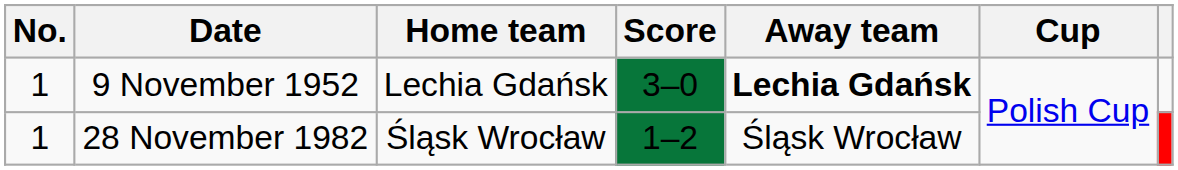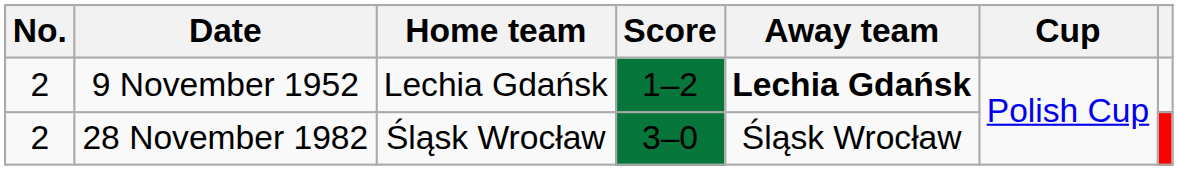(40, 84) 1 -> (40, 84) 2
(670, 84) 3–0 -> (670, 84) 1–2
(40, 137) 1 -> (40, 137) 2
(670, 137) 1–2 -> (670, 137) 3–0
